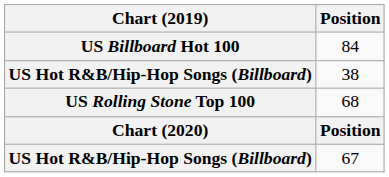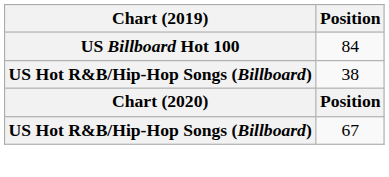- row: (350, 102)
